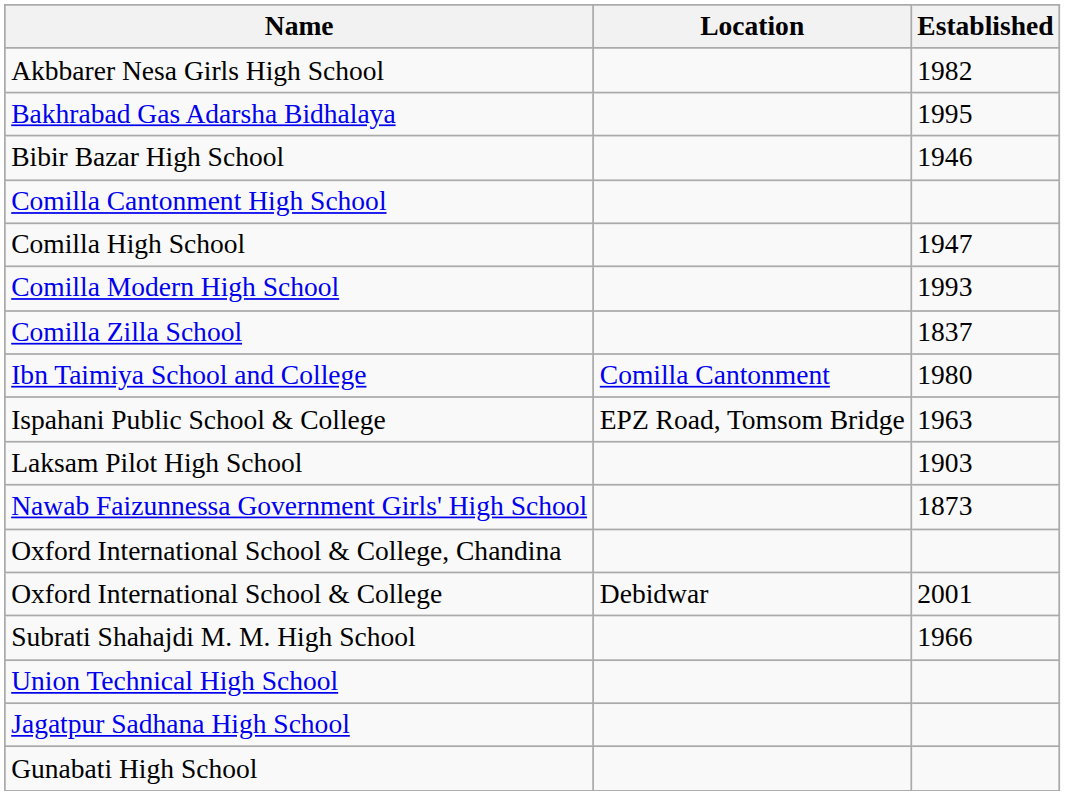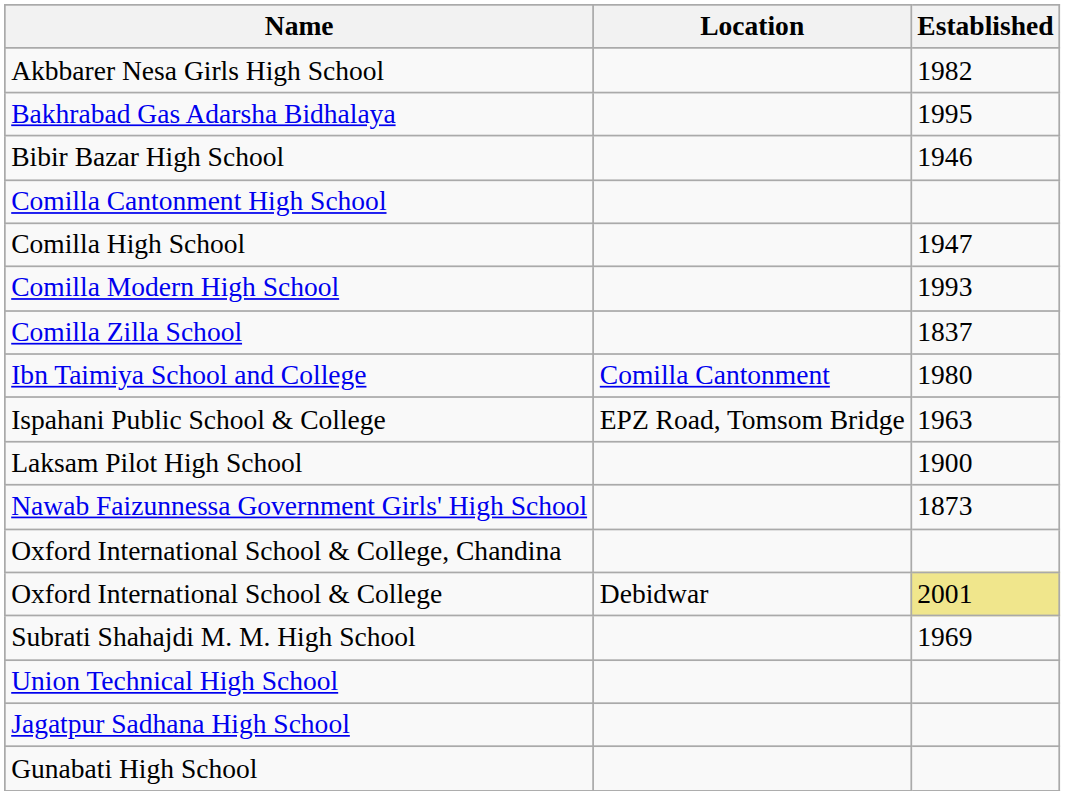(945, 462) 1903 -> (945, 462) 1900
(945, 593) no background -> (945, 593) khaki background
(945, 637) 1966 -> (945, 637) 1969
